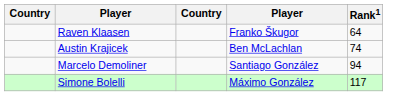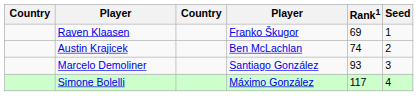+ column: (398, 14)
(356, 32) 64 -> (356, 32) 69
(356, 65) 94 -> (356, 65) 93
